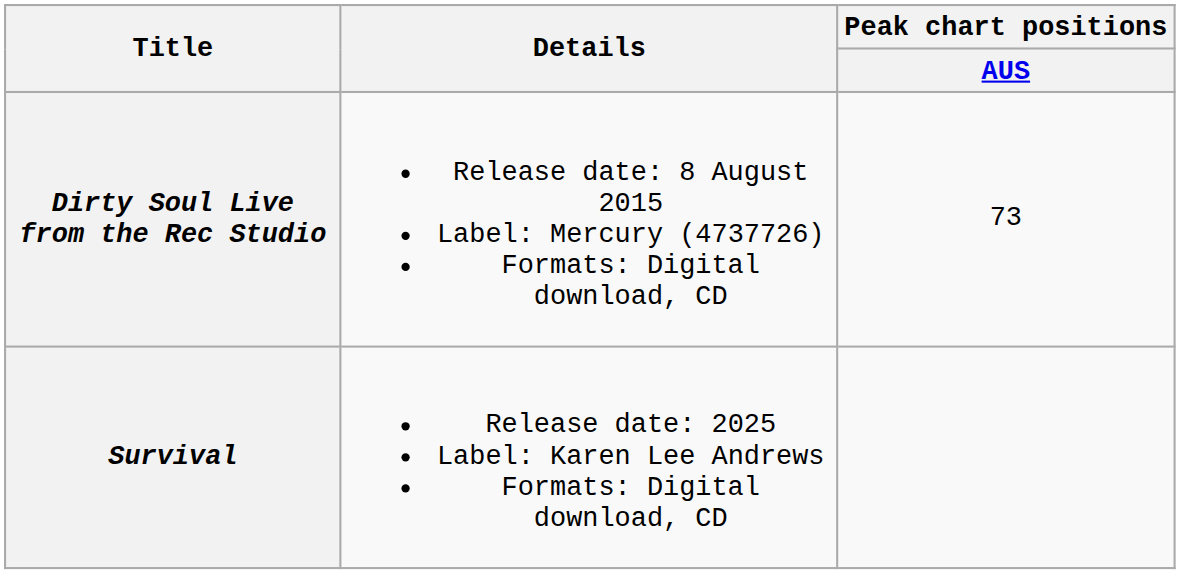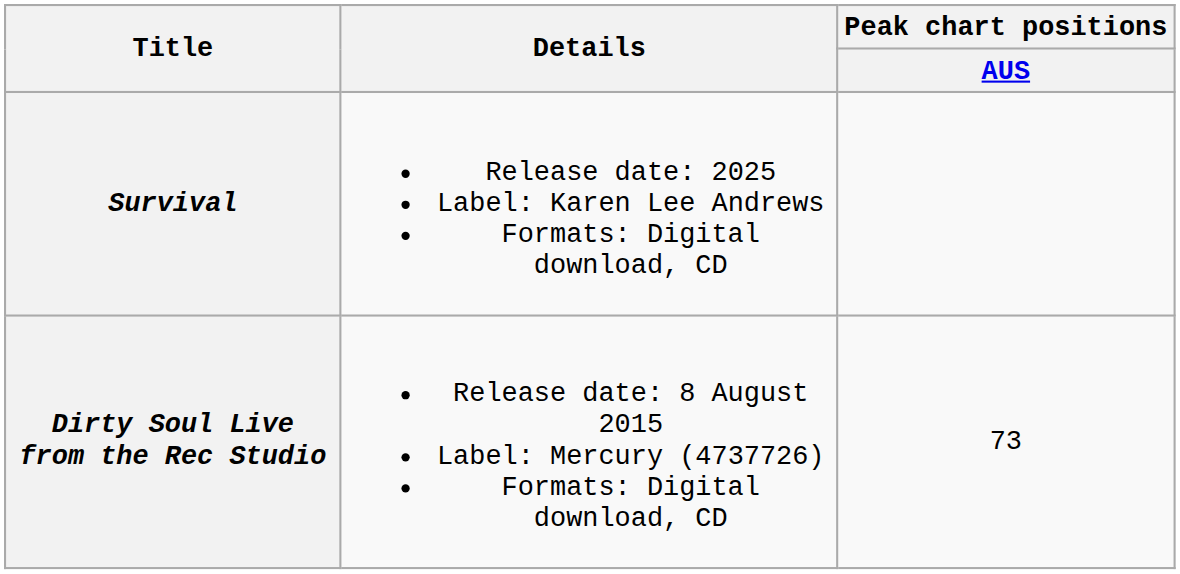rows swapped: (173, 219) <-> (173, 457)
